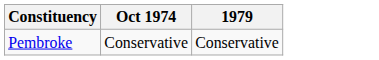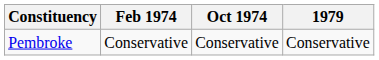+ column: (146, 17)
